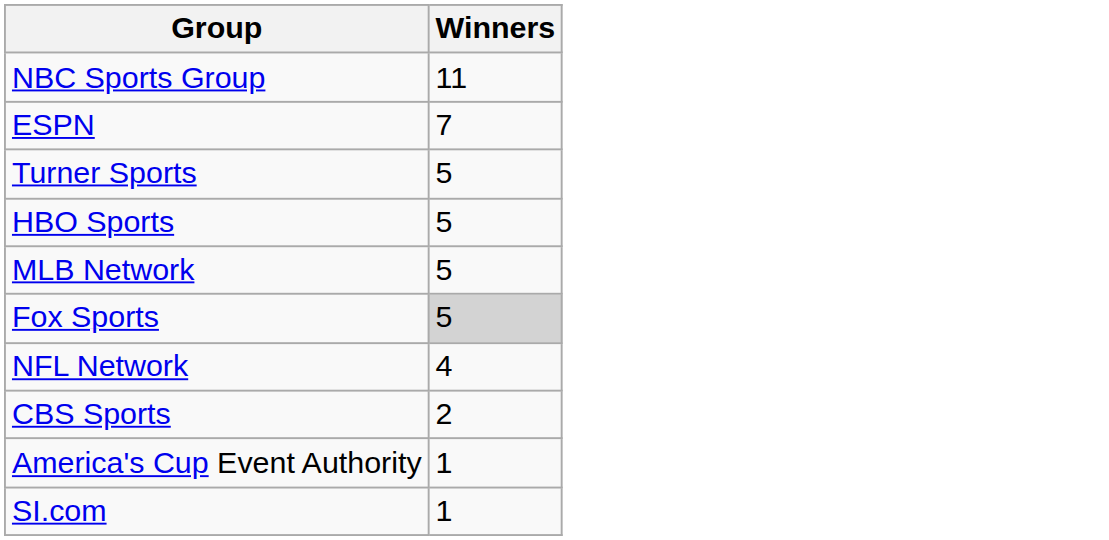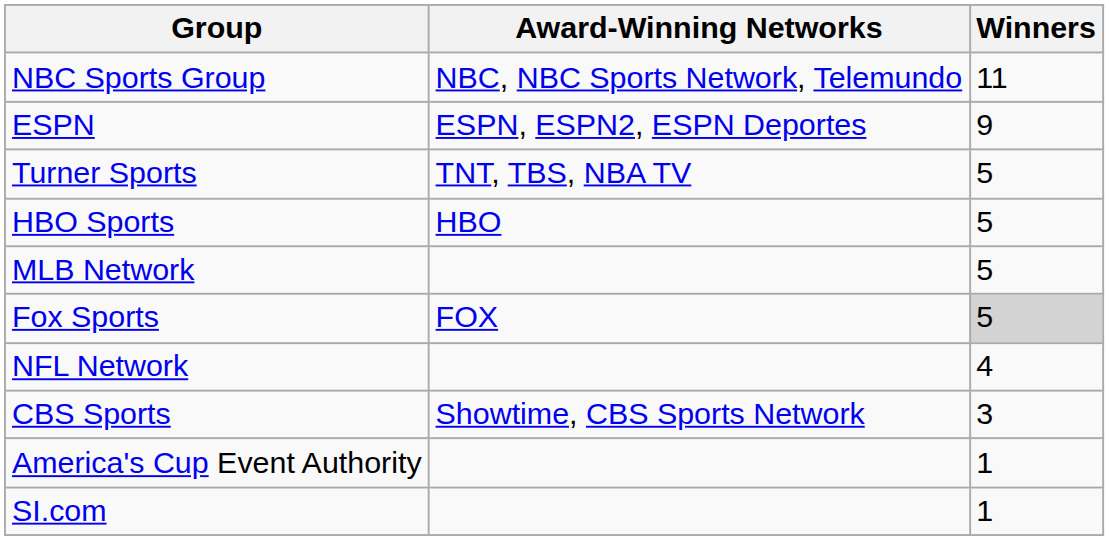+ column: (699, 28)
(444, 125) 7 -> (985, 125) 9
(444, 414) 2 -> (985, 414) 3
